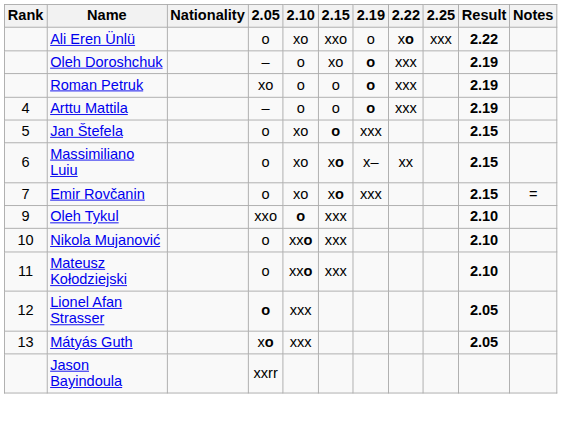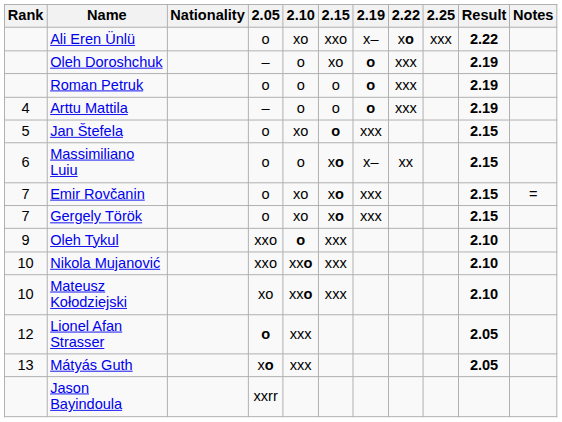(371, 39) o -> (371, 39) x–
(266, 85) xo -> (266, 85) o
(301, 162) xo -> (301, 162) o
+ row: (96, 217)
(266, 240) o -> (266, 263) xxo
(26, 271) 11 -> (26, 294) 10
(266, 271) o -> (266, 294) xo
